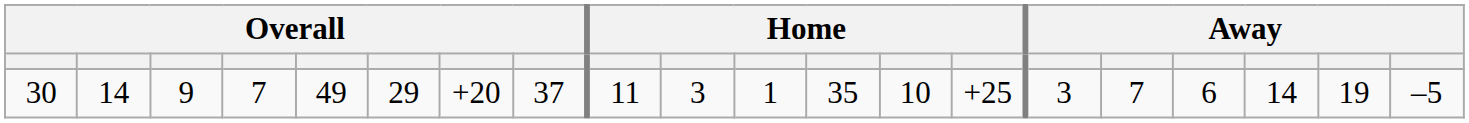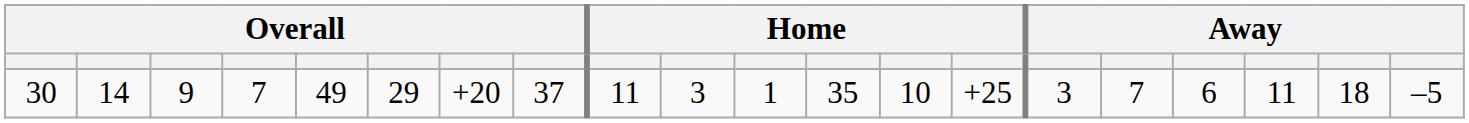(1282, 92) 14 -> (1282, 92) 11
(1354, 92) 19 -> (1354, 92) 18
